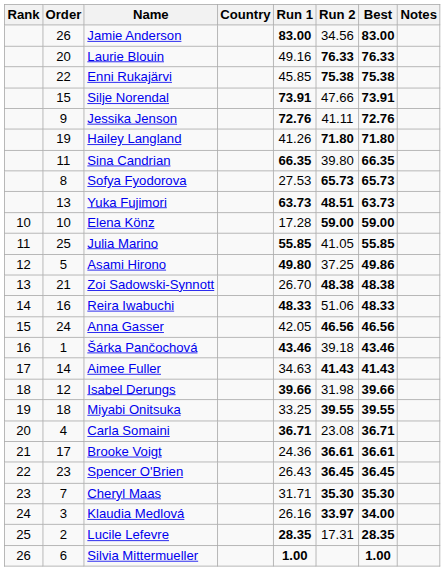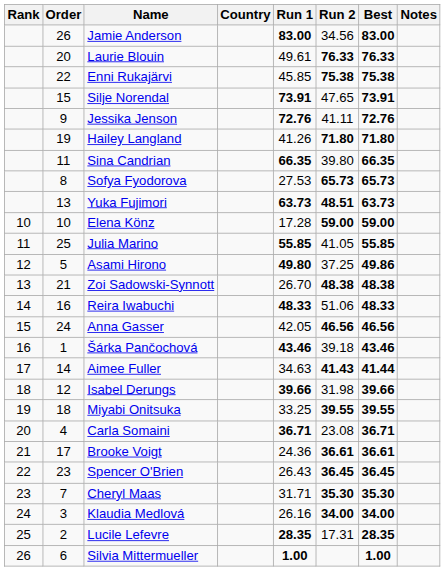(295, 56) 49.16 -> (295, 56) 49.61
(337, 98) 47.66 -> (337, 98) 47.65
(378, 368) 41.43 -> (378, 368) 41.44
(337, 514) 33.97 -> (337, 514) 34.00
